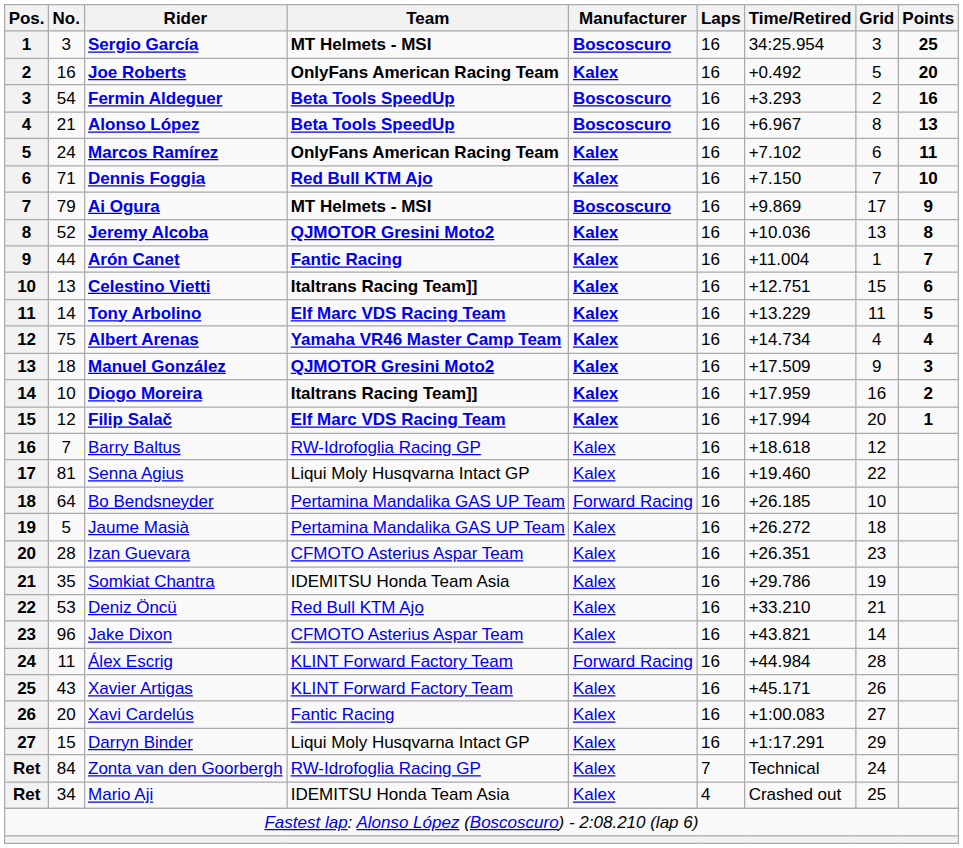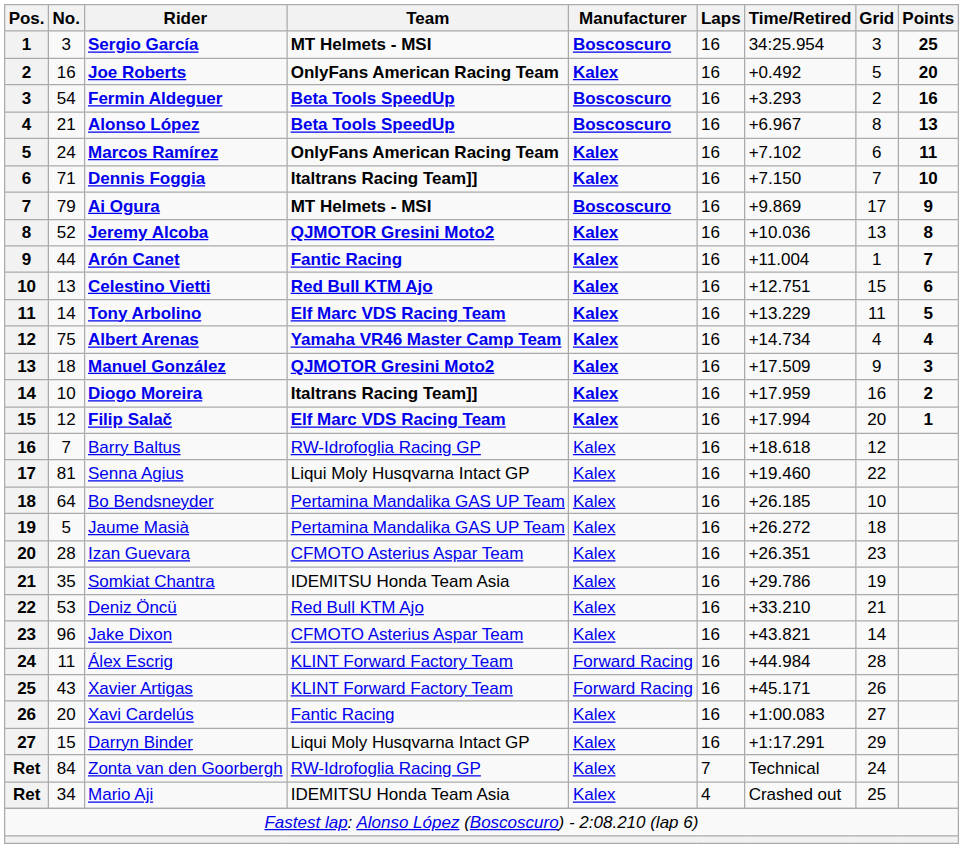(362, 178) Red Bull KTM Ajo -> (384, 178) Italtrans Racing Team]]
(384, 286) Italtrans Racing Team]] -> (362, 286) Red Bull KTM Ajo
(633, 500) Forward Racing -> (594, 500) Kalex
(594, 688) Kalex -> (633, 688) Forward Racing
